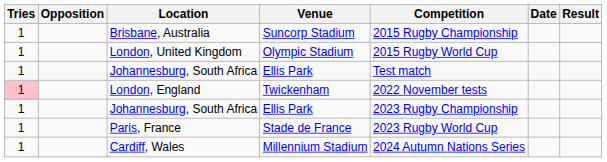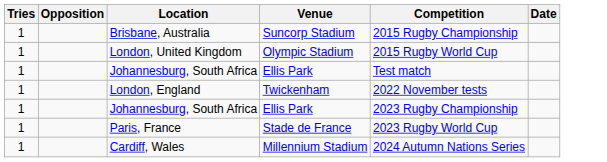- column: (581, 14)
(21, 90) pink background -> (21, 90) no background
